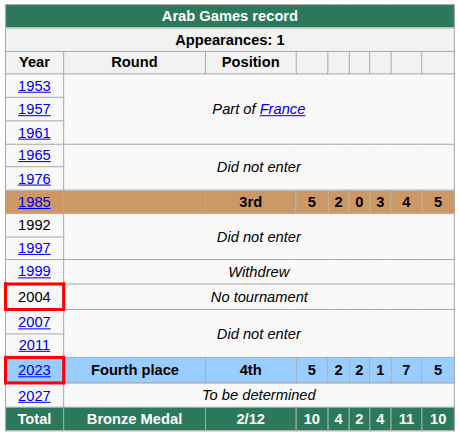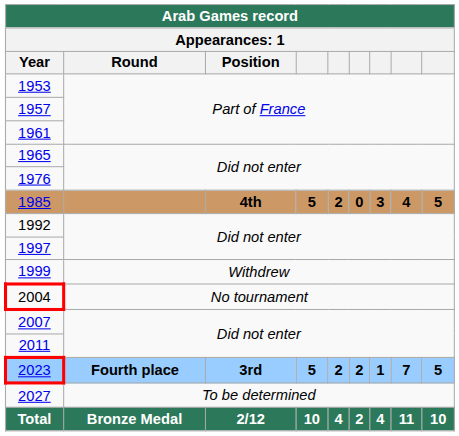(251, 202) 3rd -> (251, 202) 4th
(251, 371) 4th -> (251, 371) 3rd
